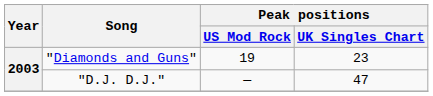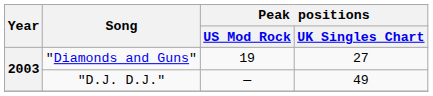(361, 59) 23 -> (361, 59) 27
(361, 80) 47 -> (361, 80) 49
